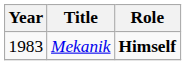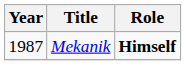(26, 45) 1983 -> (26, 45) 1987
